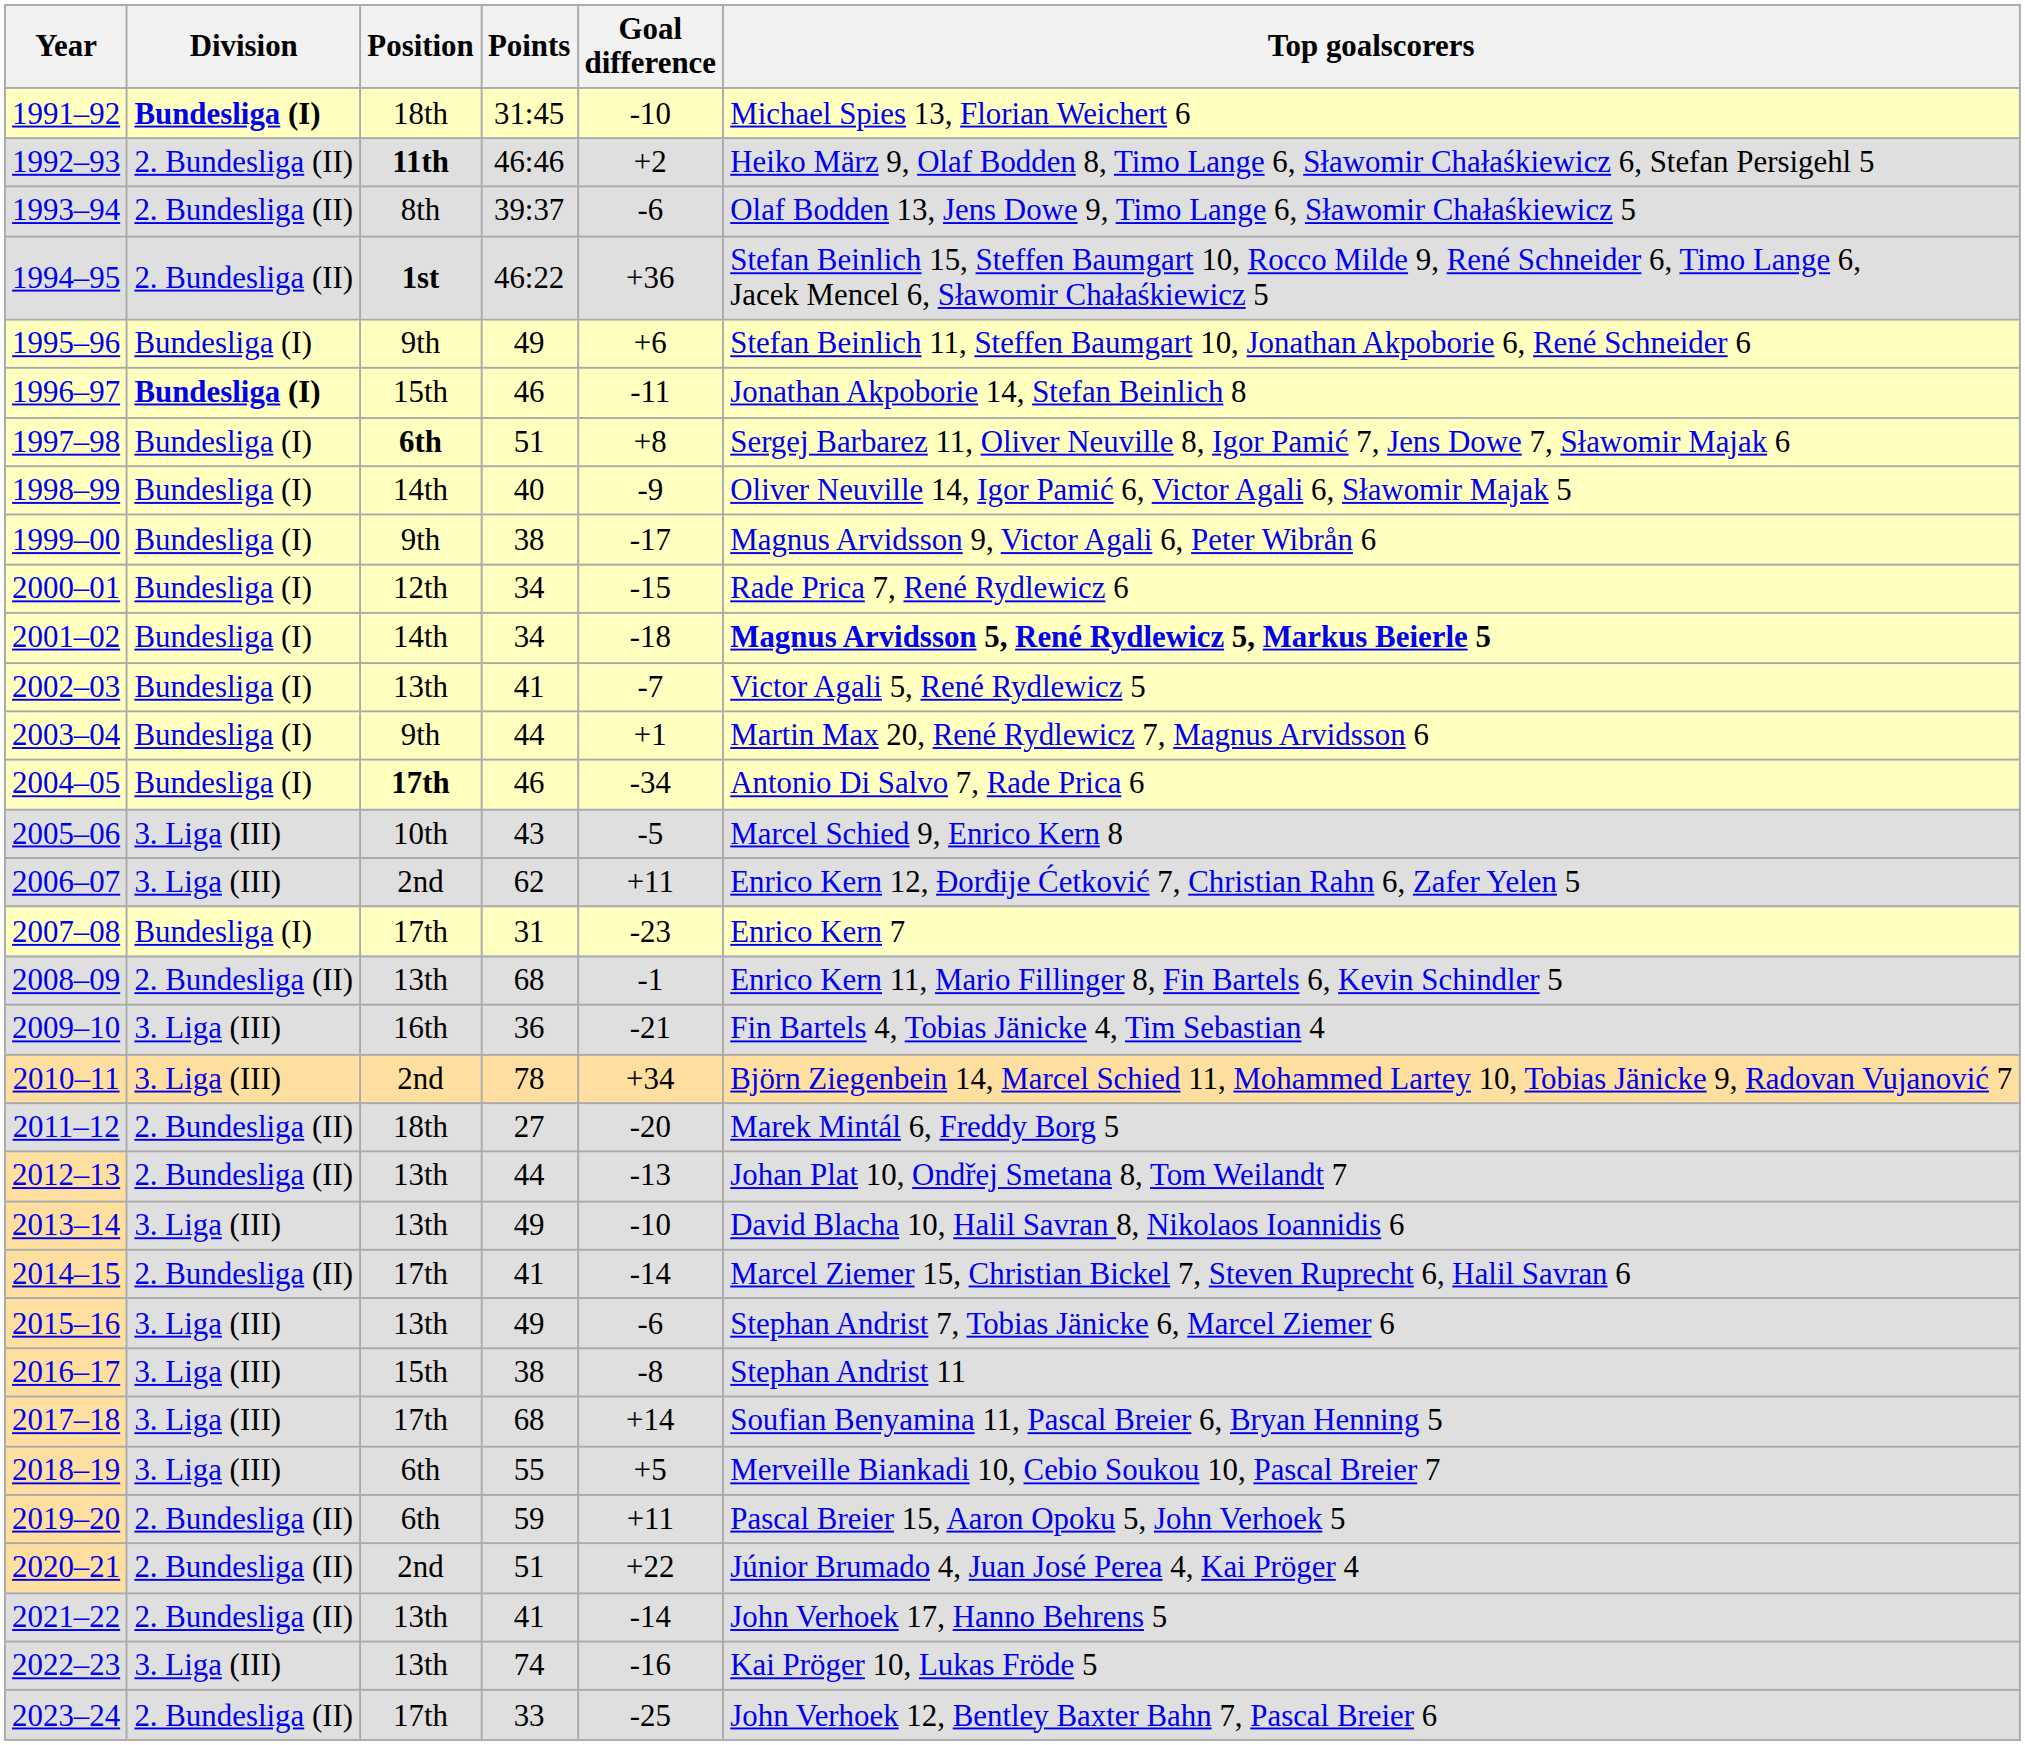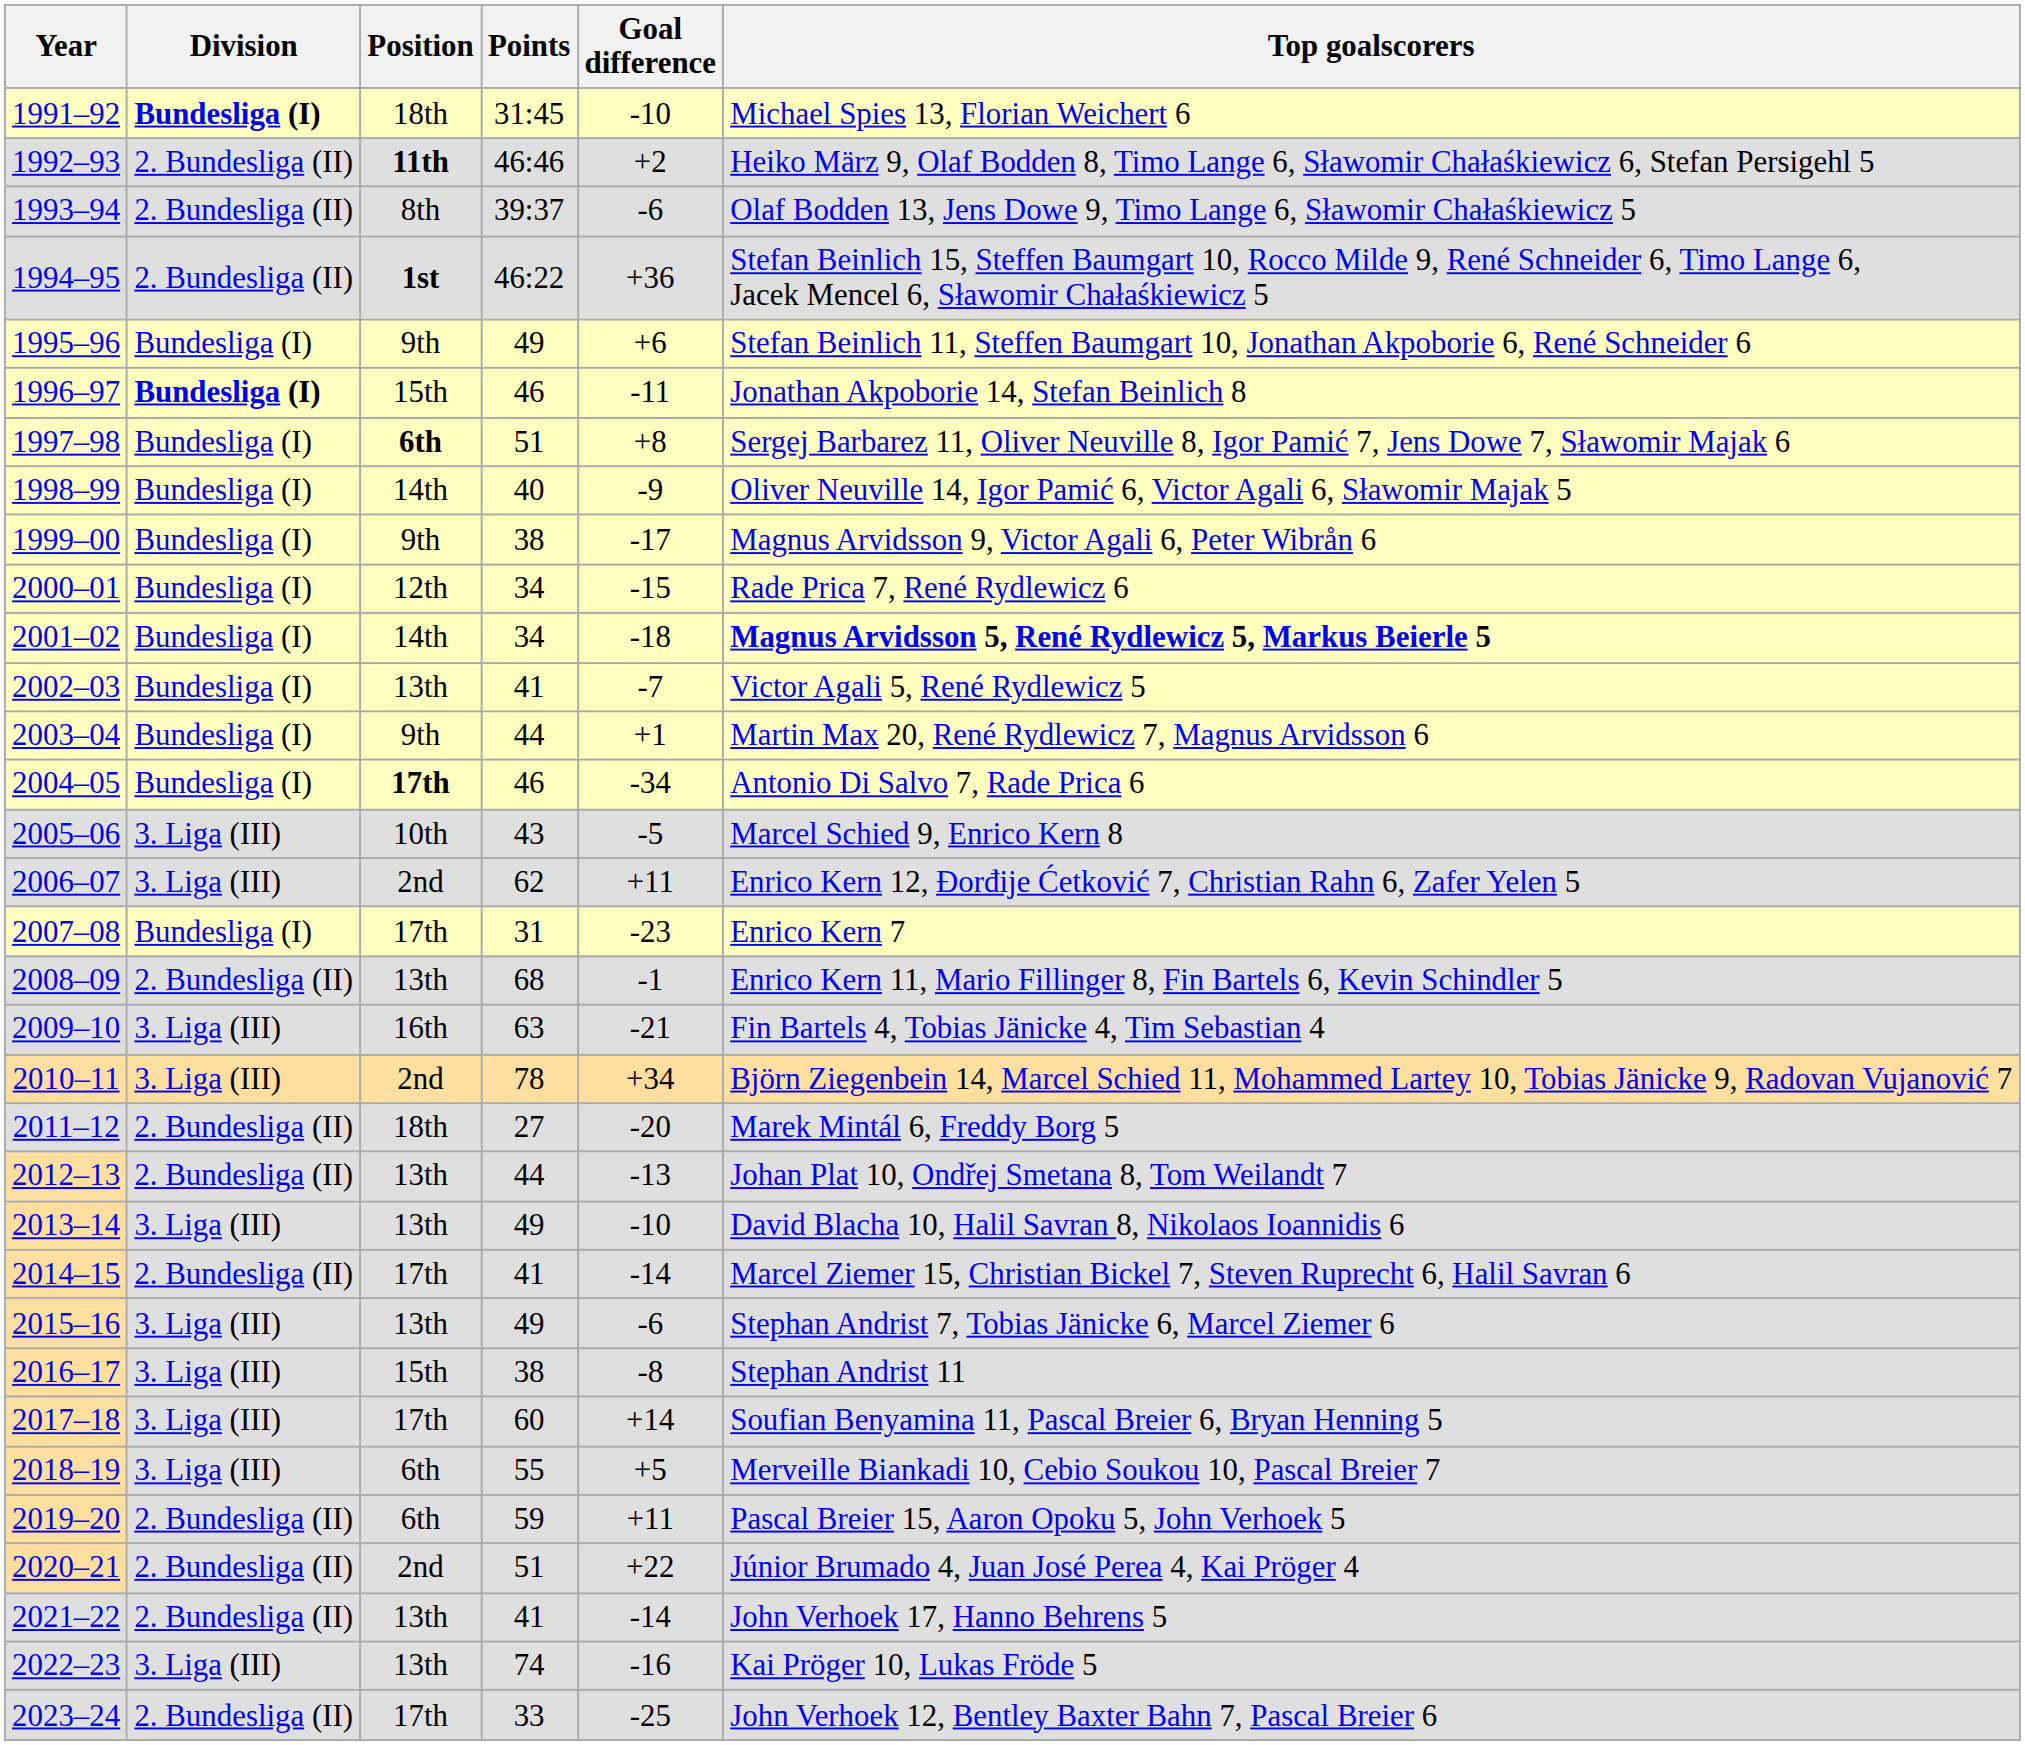(529, 1028) 36 -> (529, 1028) 63
(529, 1420) 68 -> (529, 1420) 60
